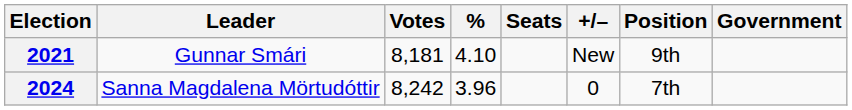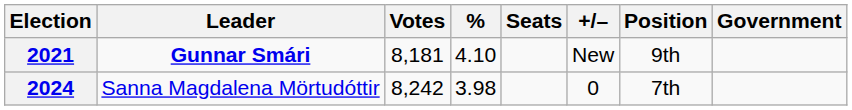(241, 54) normal -> (241, 54) bold
(476, 88) 3.96 -> (476, 88) 3.98
